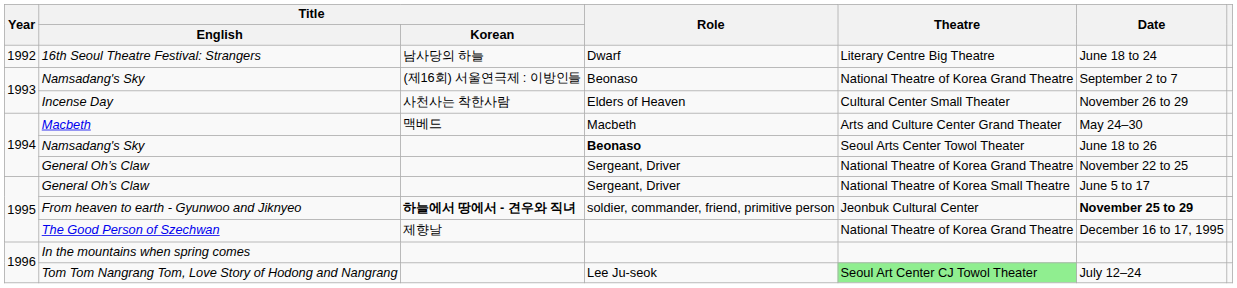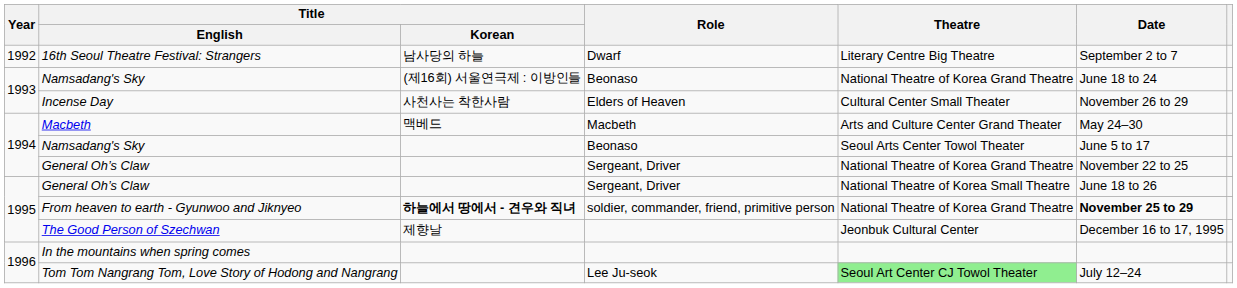(1118, 56) June 18 to 24 -> (1128, 56) September 2 to 7
(1128, 79) September 2 to 7 -> (1118, 79) June 18 to 24
(614, 146) bold -> (612, 146) normal
(1118, 146) June 18 to 26 -> (1115, 146) June 5 to 17
(1115, 186) June 5 to 17 -> (1118, 186) June 18 to 26
(910, 208) Jeonbuk Cultural Center -> (957, 208) National Theatre of Korea Grand Theatre
(957, 230) National Theatre of Korea Grand Theatre -> (910, 230) Jeonbuk Cultural Center
